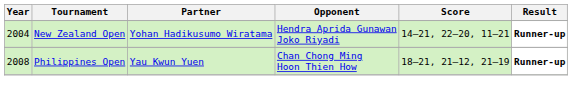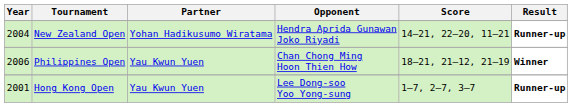(18, 61) 2008 -> (18, 61) 2006
(540, 61) Runner-up -> (531, 61) Winner
+ row: (74, 88)
